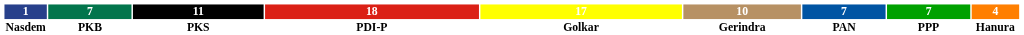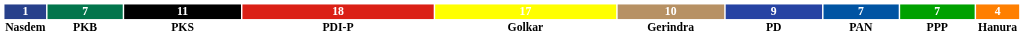+ column: (774, 11)
